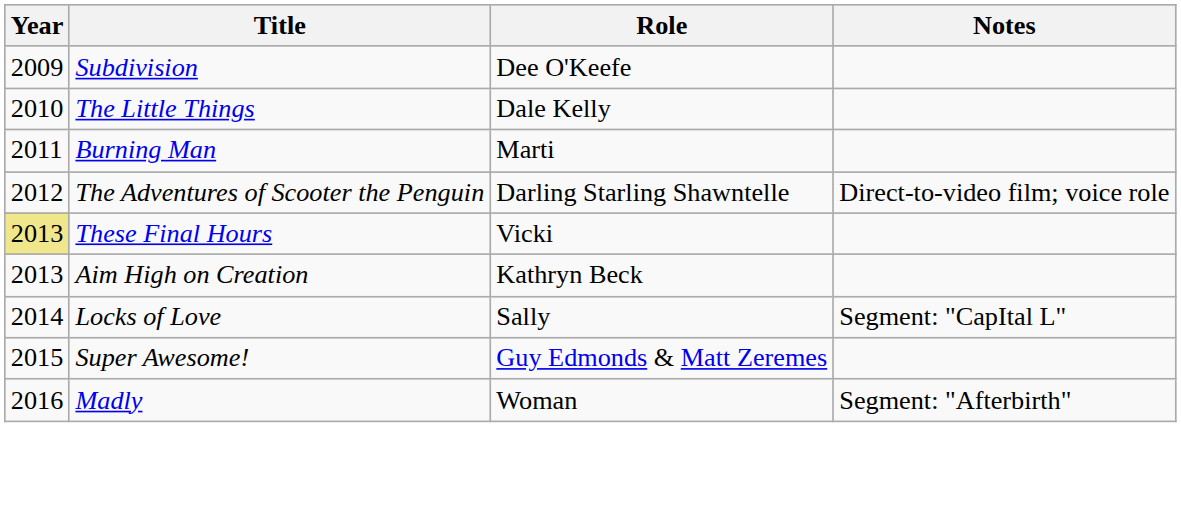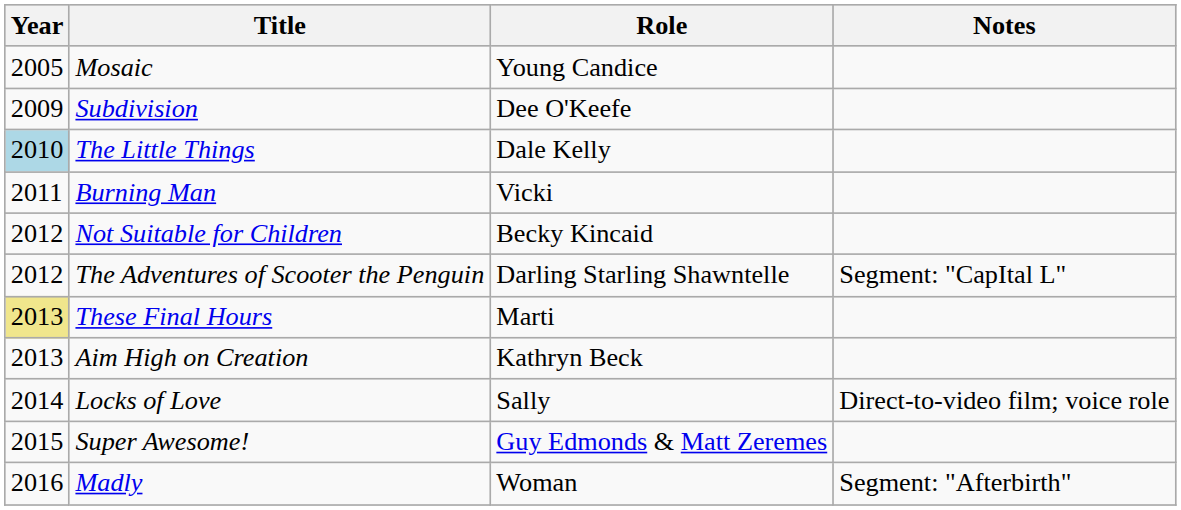+ row: (114, 66)
(37, 108) no background -> (37, 150) lightblue background
(526, 150) Marti -> (525, 191) Vicki
+ row: (209, 233)
(1004, 191) Direct-to-video film; voice role -> (953, 274) Segment: "CapItal L"
(525, 233) Vicki -> (526, 316) Marti
(953, 316) Segment: "CapItal L" -> (1004, 399) Direct-to-video film; voice role
